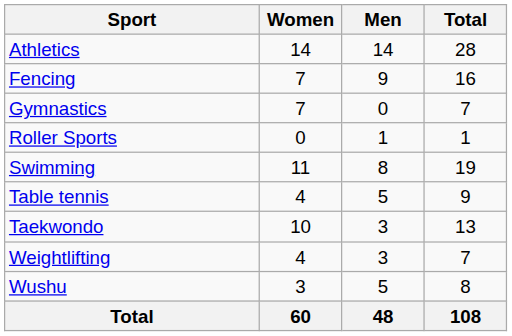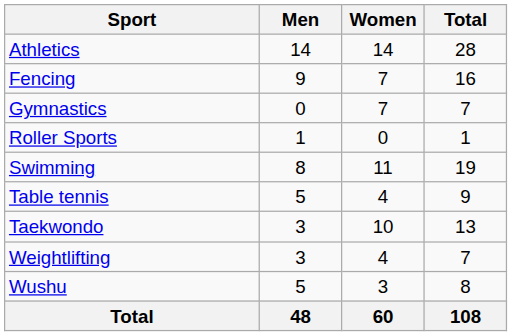columns swapped: (383, 20) <-> (301, 20)
